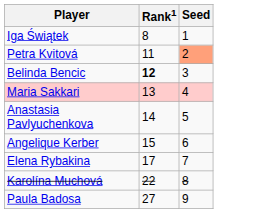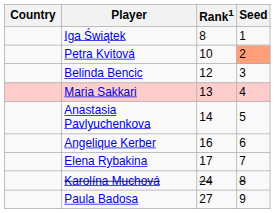+ column: (33, 15)
(148, 54) 11 -> (206, 54) 10
(149, 73) bold -> (206, 73) normal
(149, 143) 15 -> (206, 143) 16
(149, 180) 22 -> (206, 180) 24
